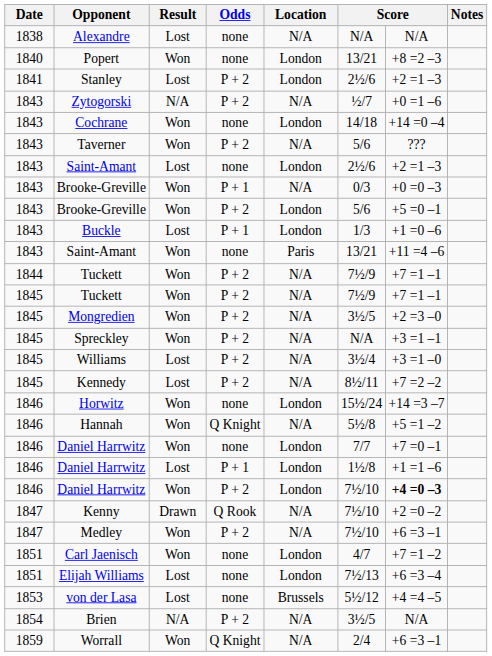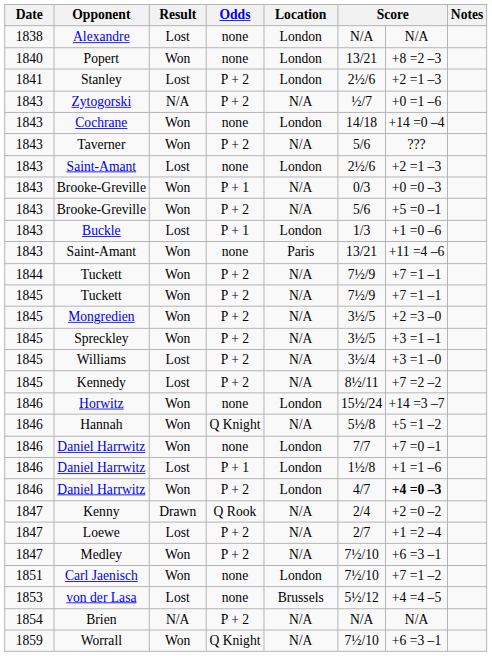(301, 36) N/A -> (301, 36) London
(301, 209) London -> (301, 209) N/A
(362, 338) N/A -> (362, 338) 3½/5
(362, 489) 7½/10 -> (362, 489) 4/7
(362, 511) 7½/10 -> (362, 511) 2/4
+ row: (101, 532)
(362, 554) 4/7 -> (362, 576) 7½/10
- row: (101, 576)
(362, 619) 3½/5 -> (362, 619) N/A
(362, 640) 2/4 -> (362, 640) 7½/10
